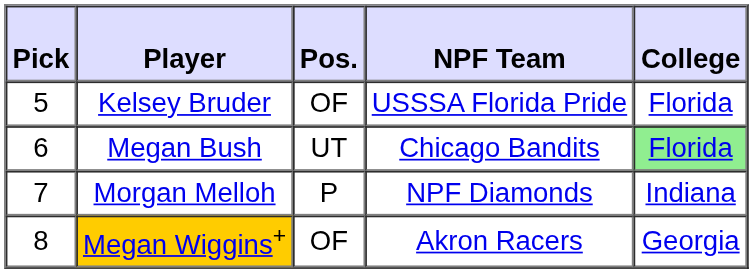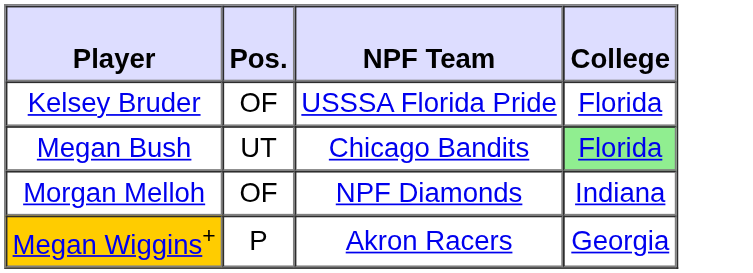- column: (41, 58)
(329, 192) P -> (259, 192) OF
(329, 241) OF -> (259, 241) P
